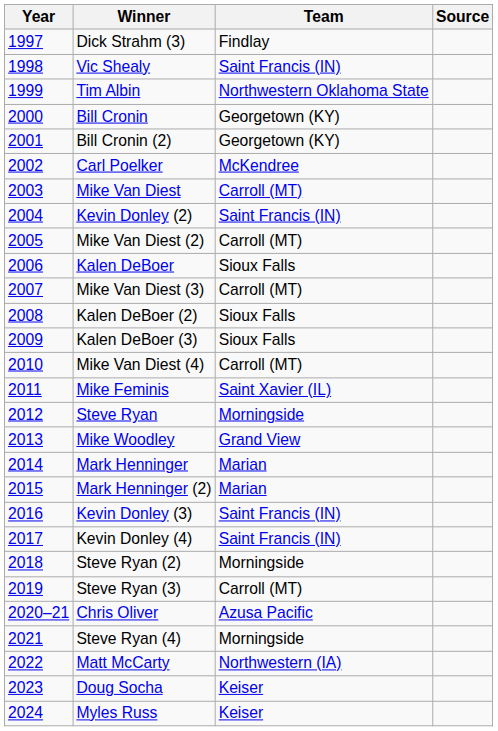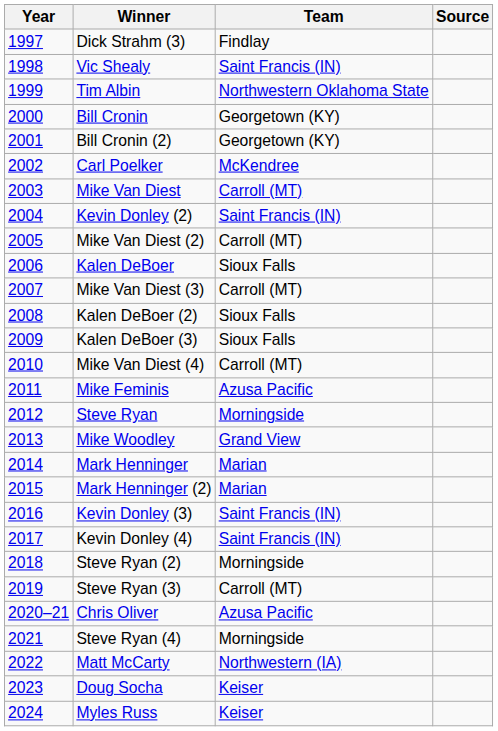(275, 389) Saint Xavier (IL) -> (266, 389) Azusa Pacific
